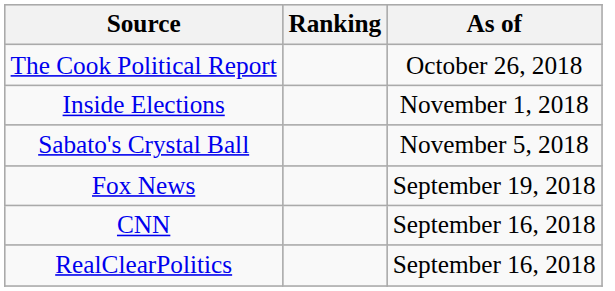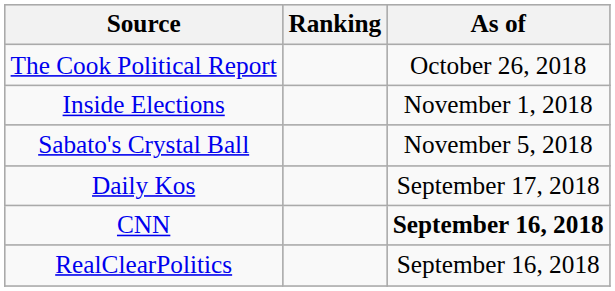+ row: (144, 184)
- row: (144, 184)
(494, 225) normal -> (498, 225) bold
